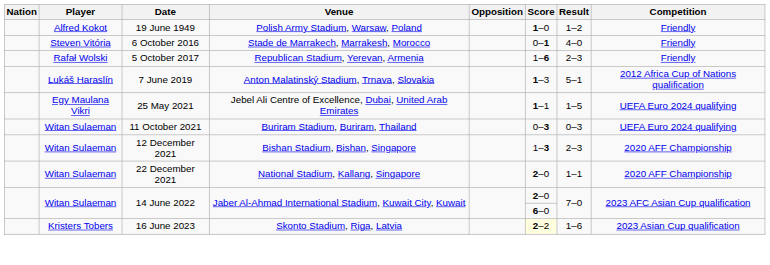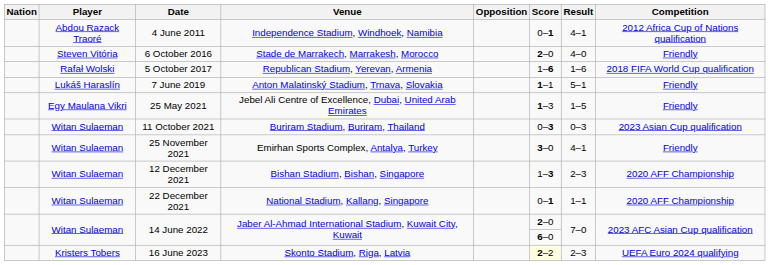- row: (165, 27)
+ row: (178, 33)
(541, 43) 0–1 -> (545, 54) 2–0
(574, 58) 2–3 -> (578, 69) 1–6
(678, 58) Friendly -> (680, 69) 2018 FIFA World Cup qualification
(541, 79) 1–3 -> (545, 85) 1–1
(678, 79) 2012 Africa Cup of Nations qualification -> (680, 85) Friendly
(541, 106) 1–1 -> (545, 106) 1–3
(678, 106) UEFA Euro 2024 qualifying -> (680, 106) Friendly
(678, 127) UEFA Euro 2024 qualifying -> (680, 127) 2023 Asian Cup qualification
+ row: (178, 148)
(541, 174) 2–0 -> (545, 200) 0–1
(574, 226) 1–6 -> (578, 252) 2–3
(678, 226) 2023 Asian Cup qualification -> (680, 252) UEFA Euro 2024 qualifying
